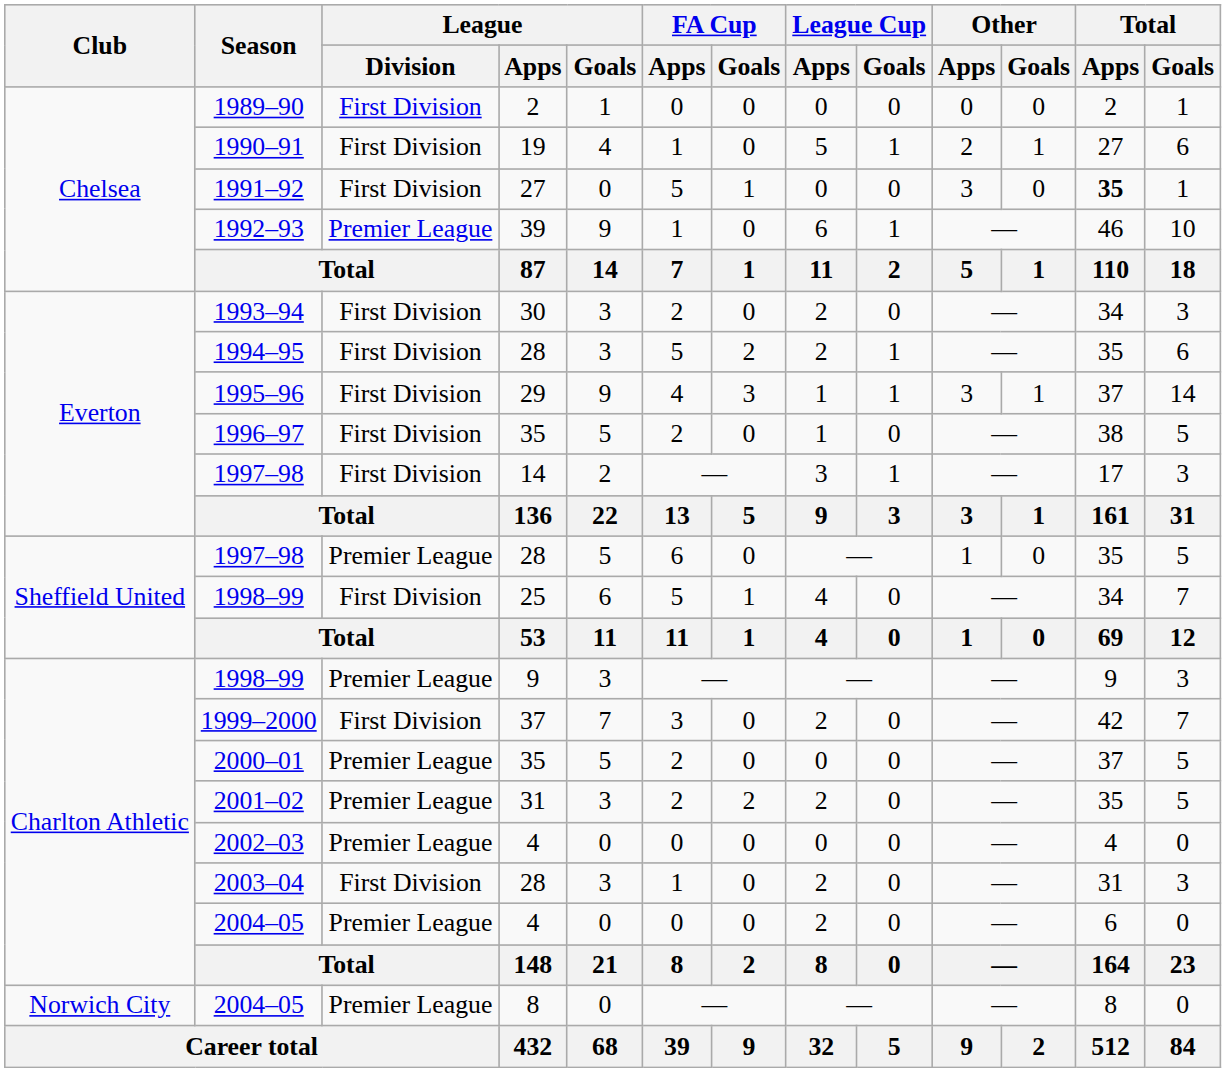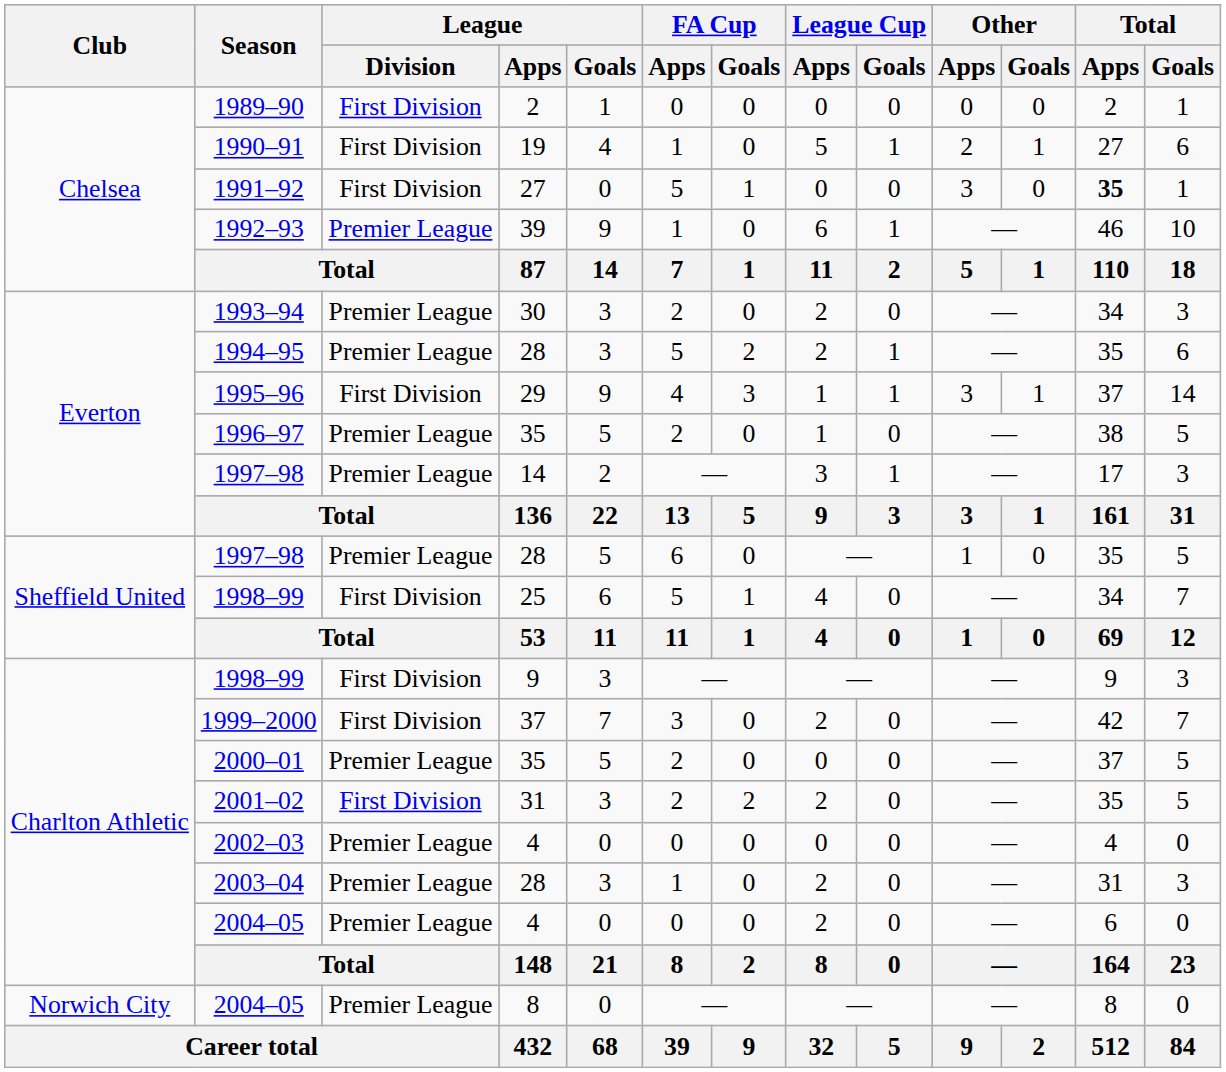(410, 310) First Division -> (410, 310) Premier League
(410, 351) First Division -> (410, 351) Premier League
(410, 433) First Division -> (410, 433) Premier League
(410, 474) First Division -> (410, 474) Premier League
(410, 678) Premier League -> (410, 678) First Division
(410, 801) Premier League -> (410, 801) First Division
(410, 882) First Division -> (410, 882) Premier League
